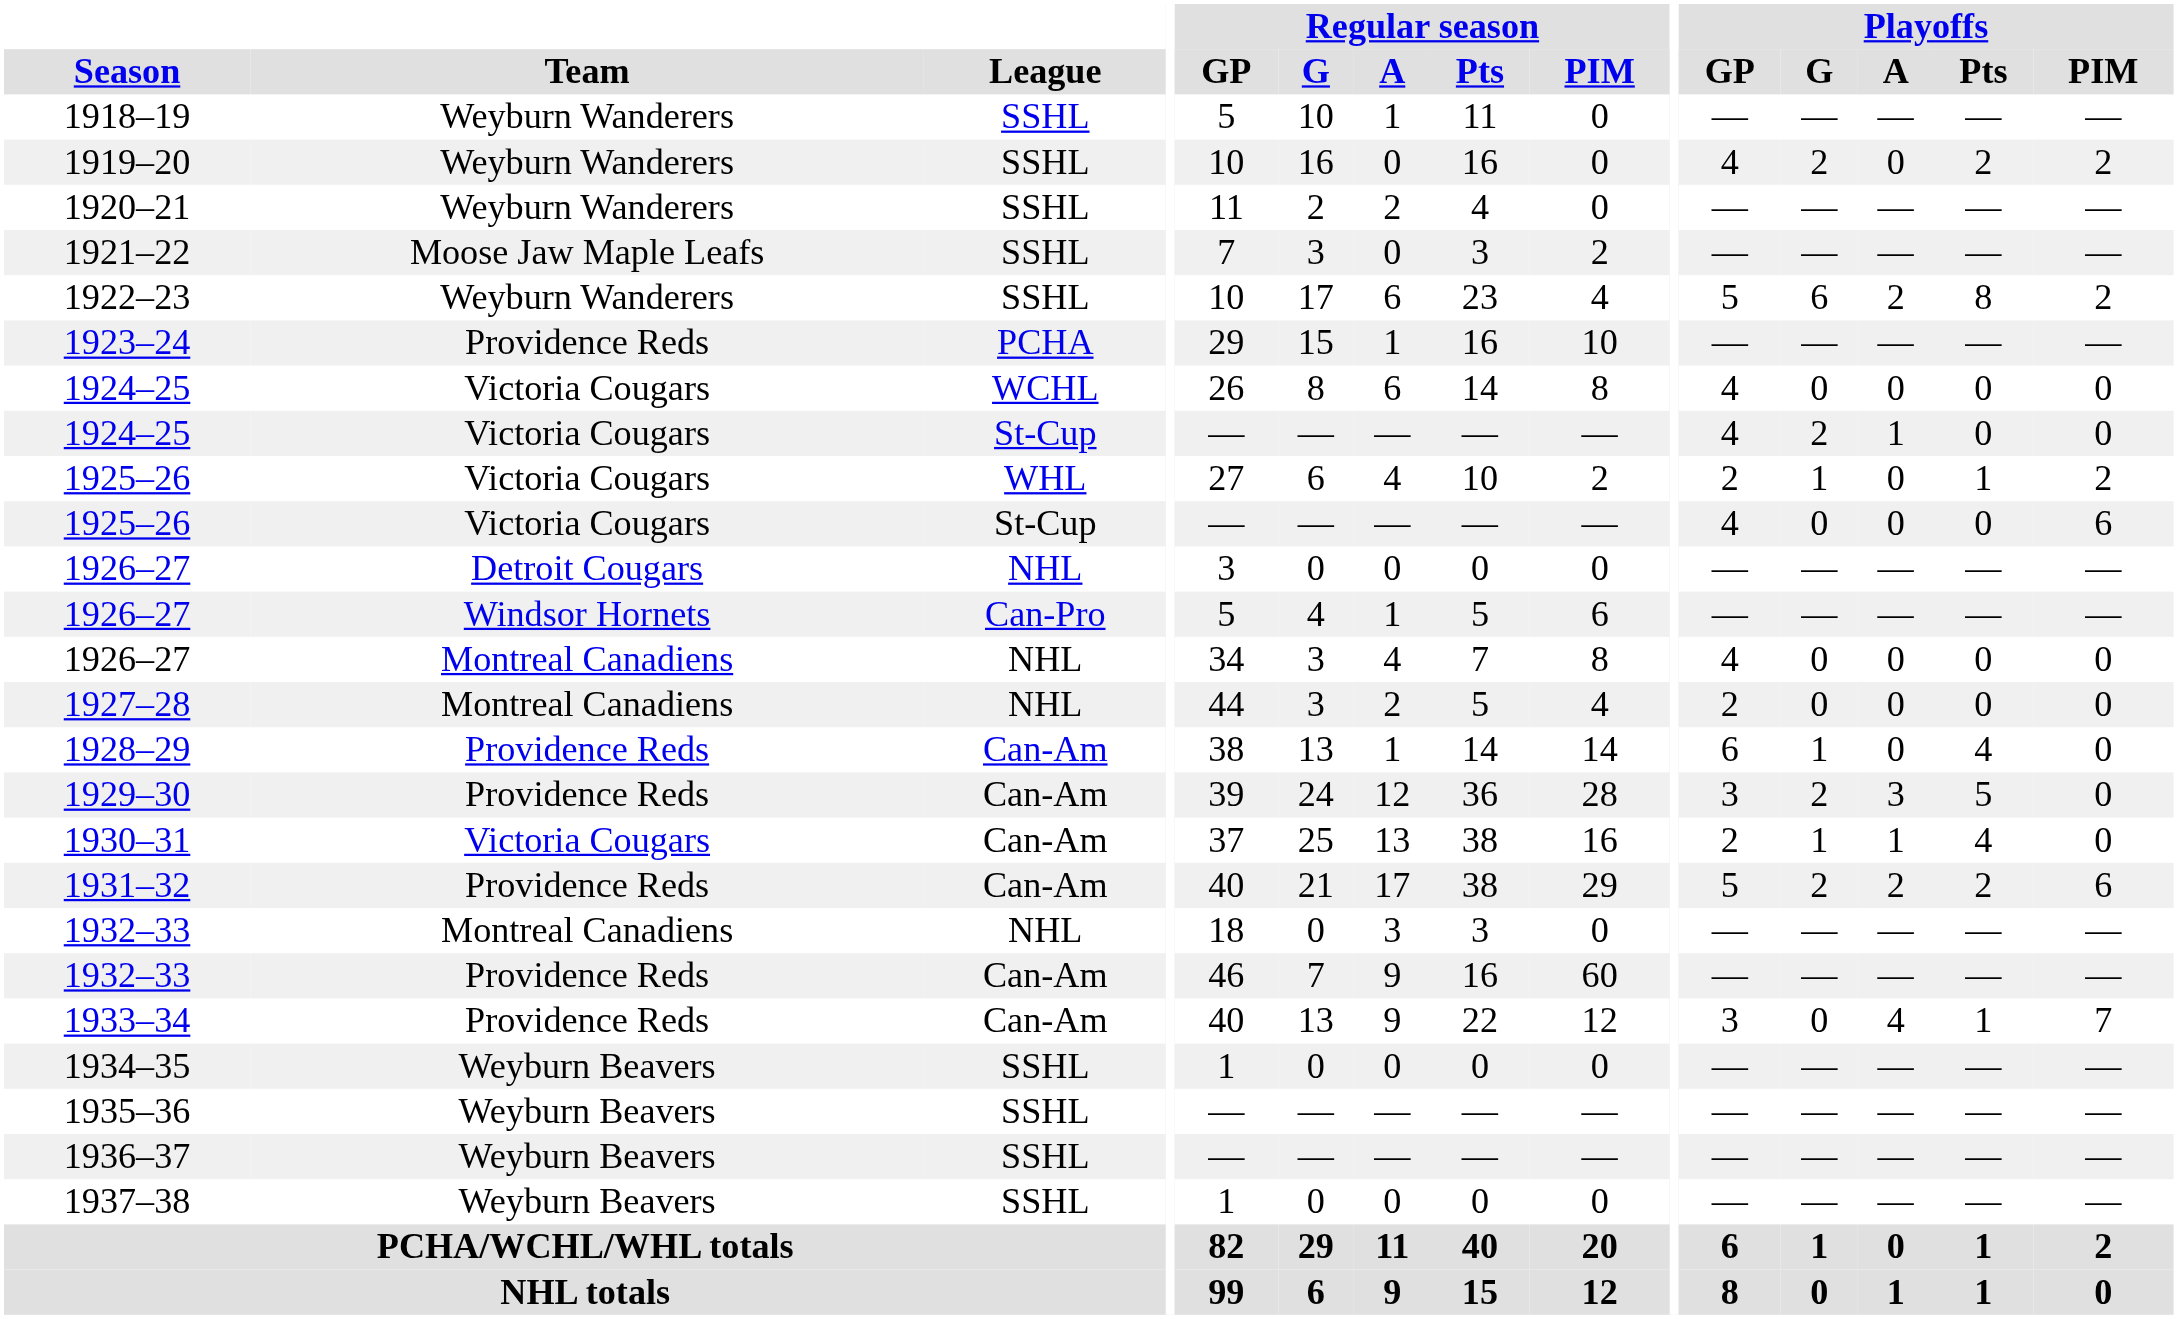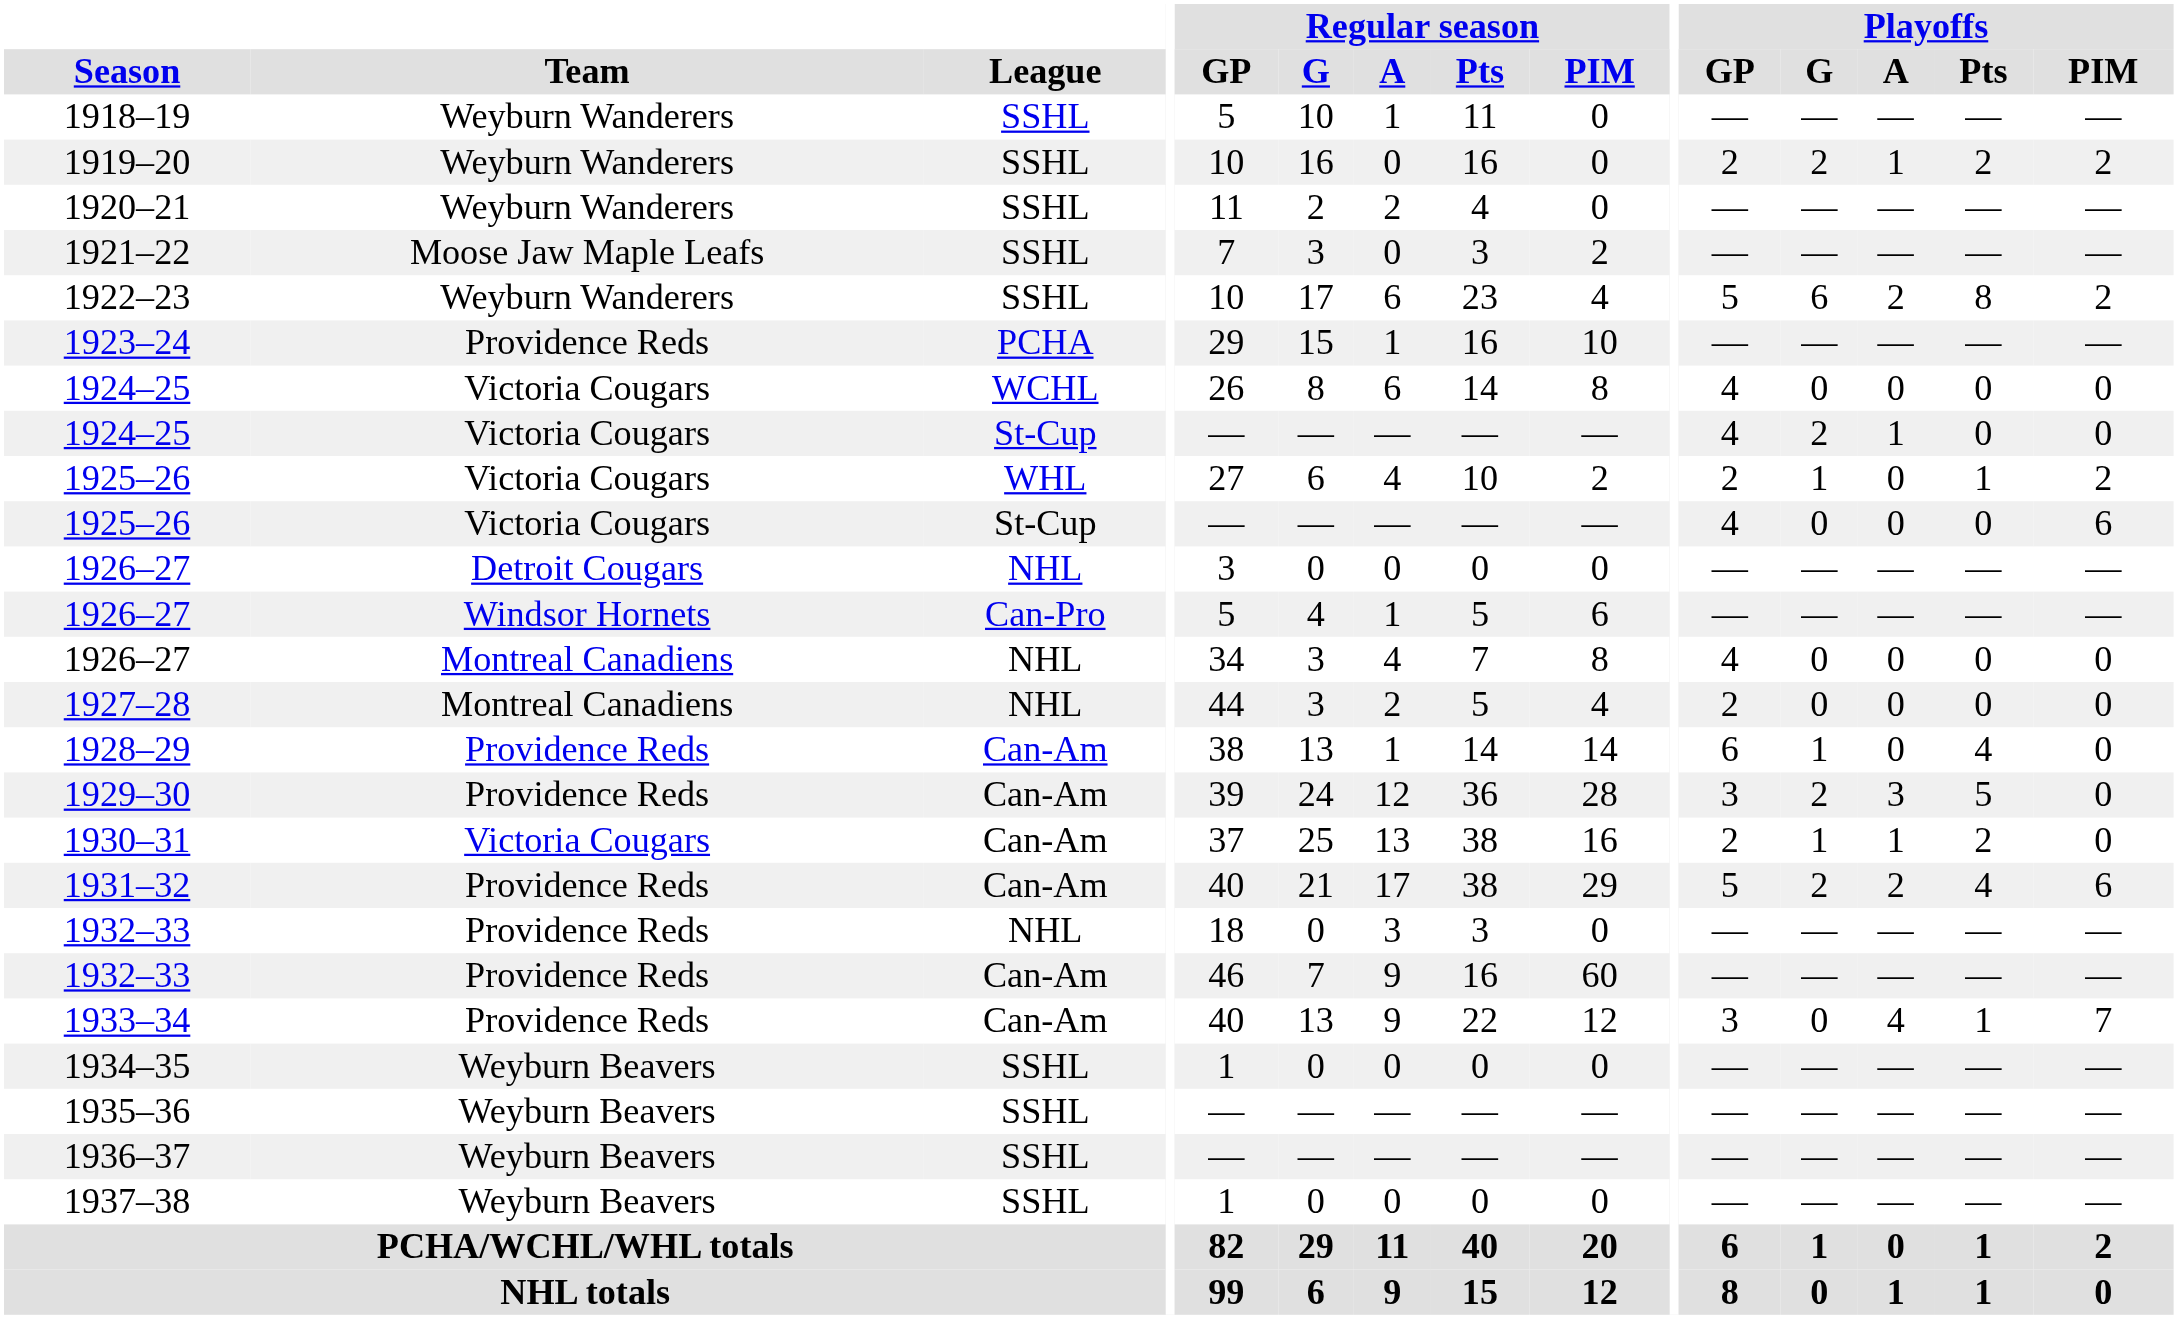(1730, 161) 4 -> (1730, 161) 2
(1896, 161) 0 -> (1896, 161) 1
(1983, 839) 4 -> (1983, 839) 2
(1983, 884) 2 -> (1983, 884) 4
(587, 929) Montreal Canadiens -> (587, 929) Providence Reds
